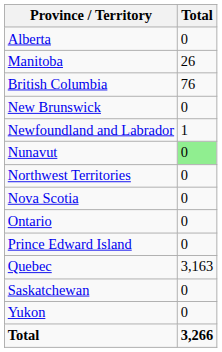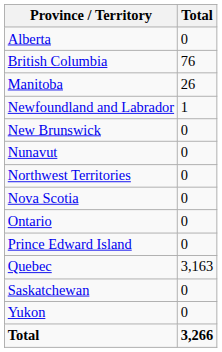rows swapped: (58, 84) <-> (35, 61)
rows swapped: (54, 107) <-> (91, 130)
(184, 152) lightgreen background -> (184, 152) no background
